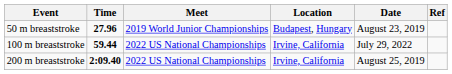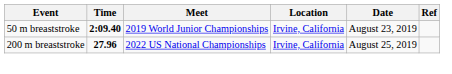(105, 28) 27.96 -> (105, 28) 2:09.40
(312, 28) Budapest, Hungary -> (309, 28) Irvine, California
- row: (46, 45)
(105, 61) 2:09.40 -> (105, 45) 27.96
